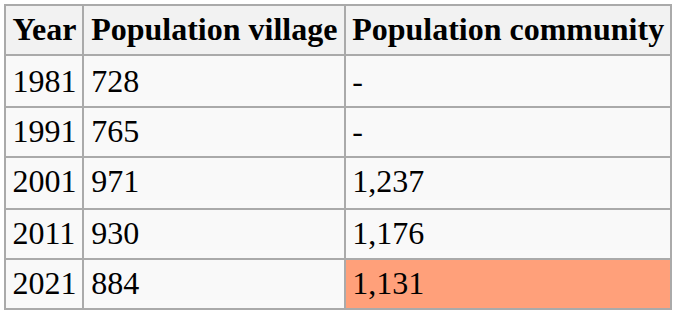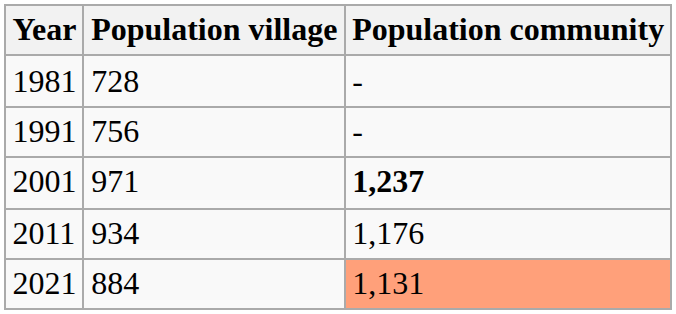(115, 131) 765 -> (115, 131) 756
(388, 182) normal -> (388, 182) bold
(115, 232) 930 -> (115, 232) 934
